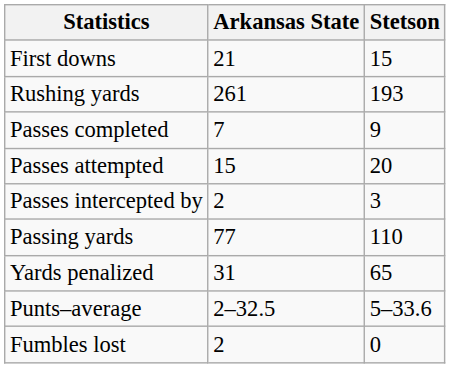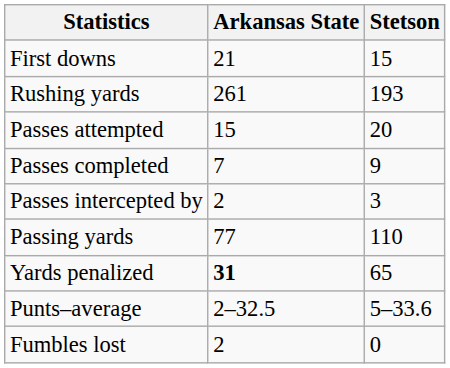rows swapped: (87, 165) <-> (89, 129)
(225, 272) normal -> (225, 272) bold
